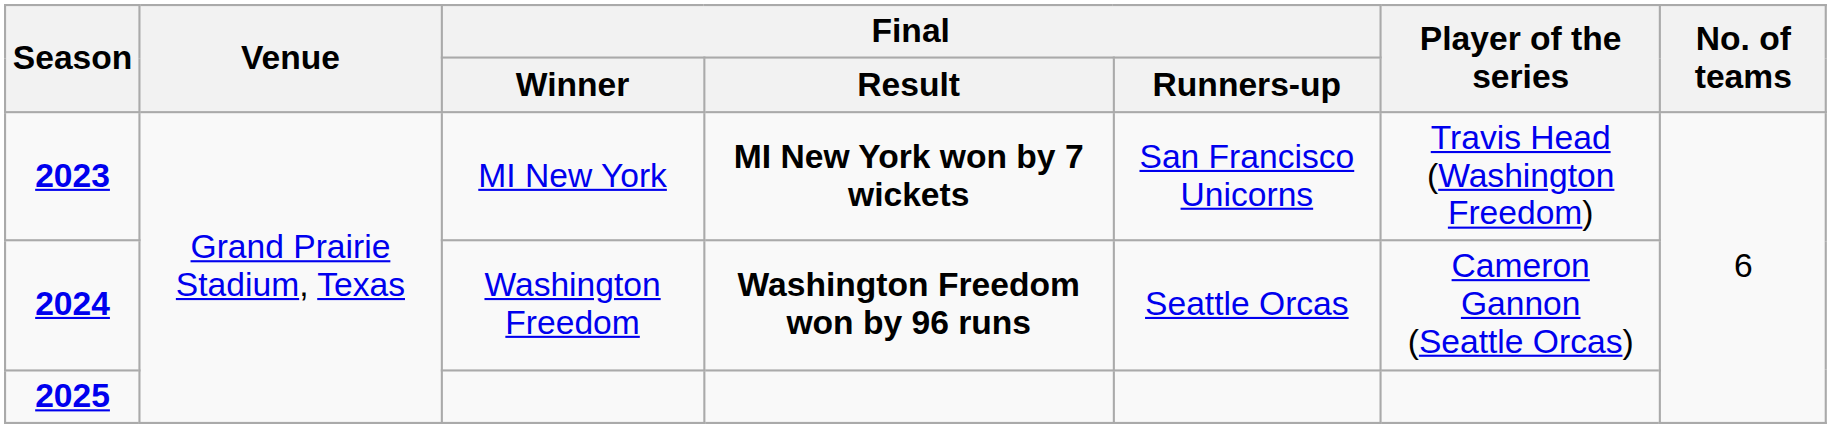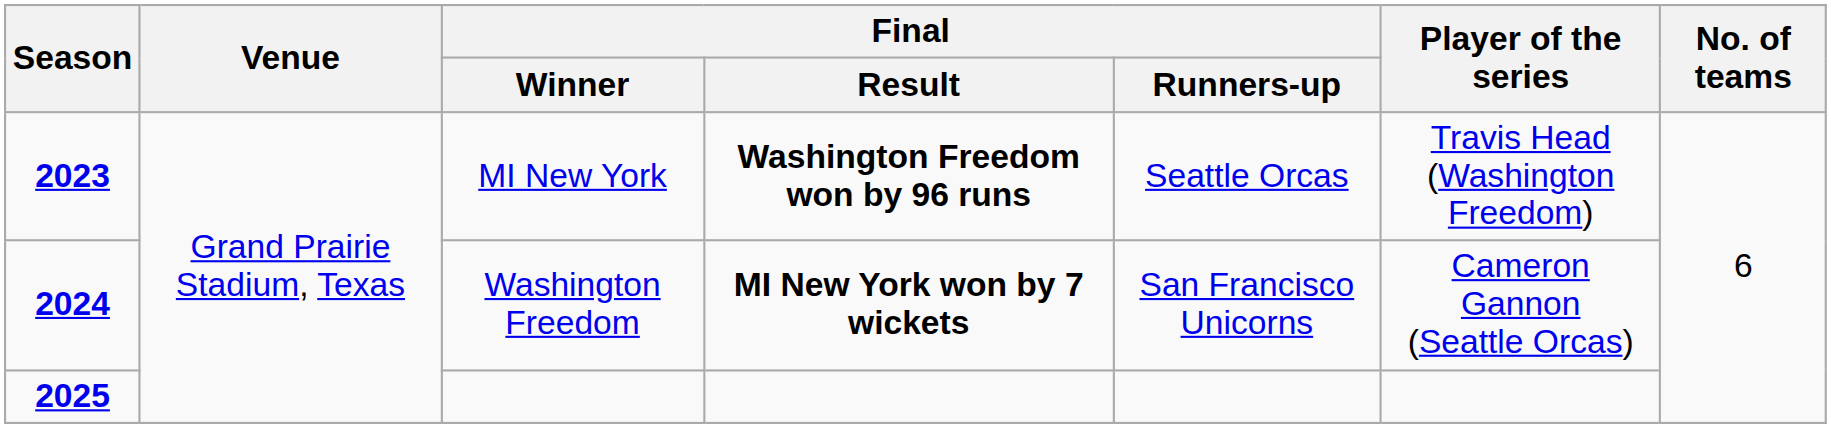(909, 175) MI New York won by 7 wickets -> (909, 175) Washington Freedom won by 96 runs
(1247, 175) San Francisco Unicorns -> (1247, 175) Seattle Orcas
(909, 304) Washington Freedom won by 96 runs -> (909, 304) MI New York won by 7 wickets
(1247, 304) Seattle Orcas -> (1247, 304) San Francisco Unicorns
